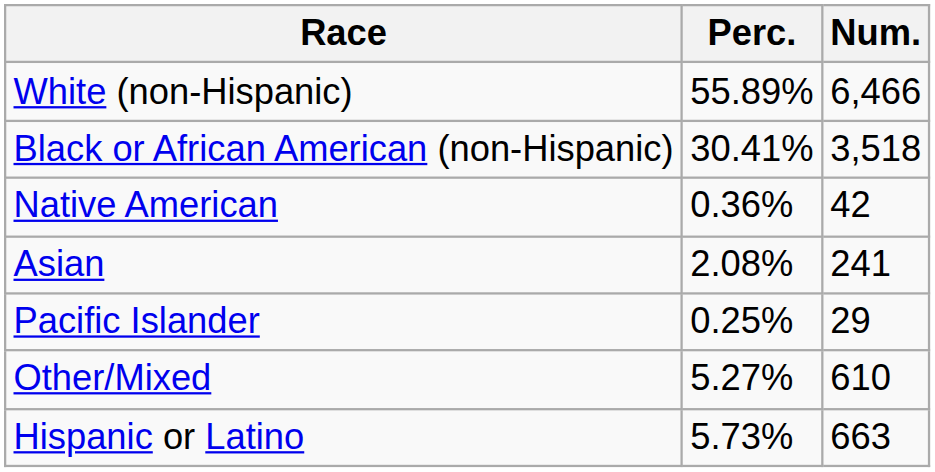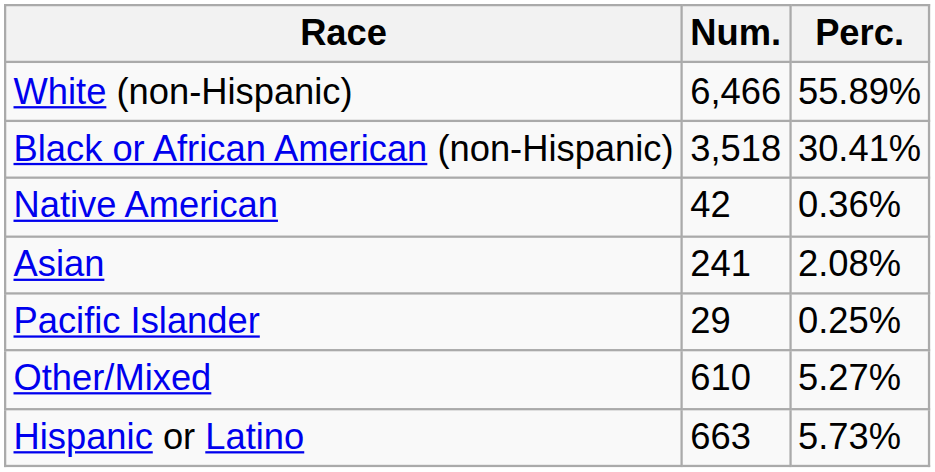columns swapped: (876, 33) <-> (752, 33)
